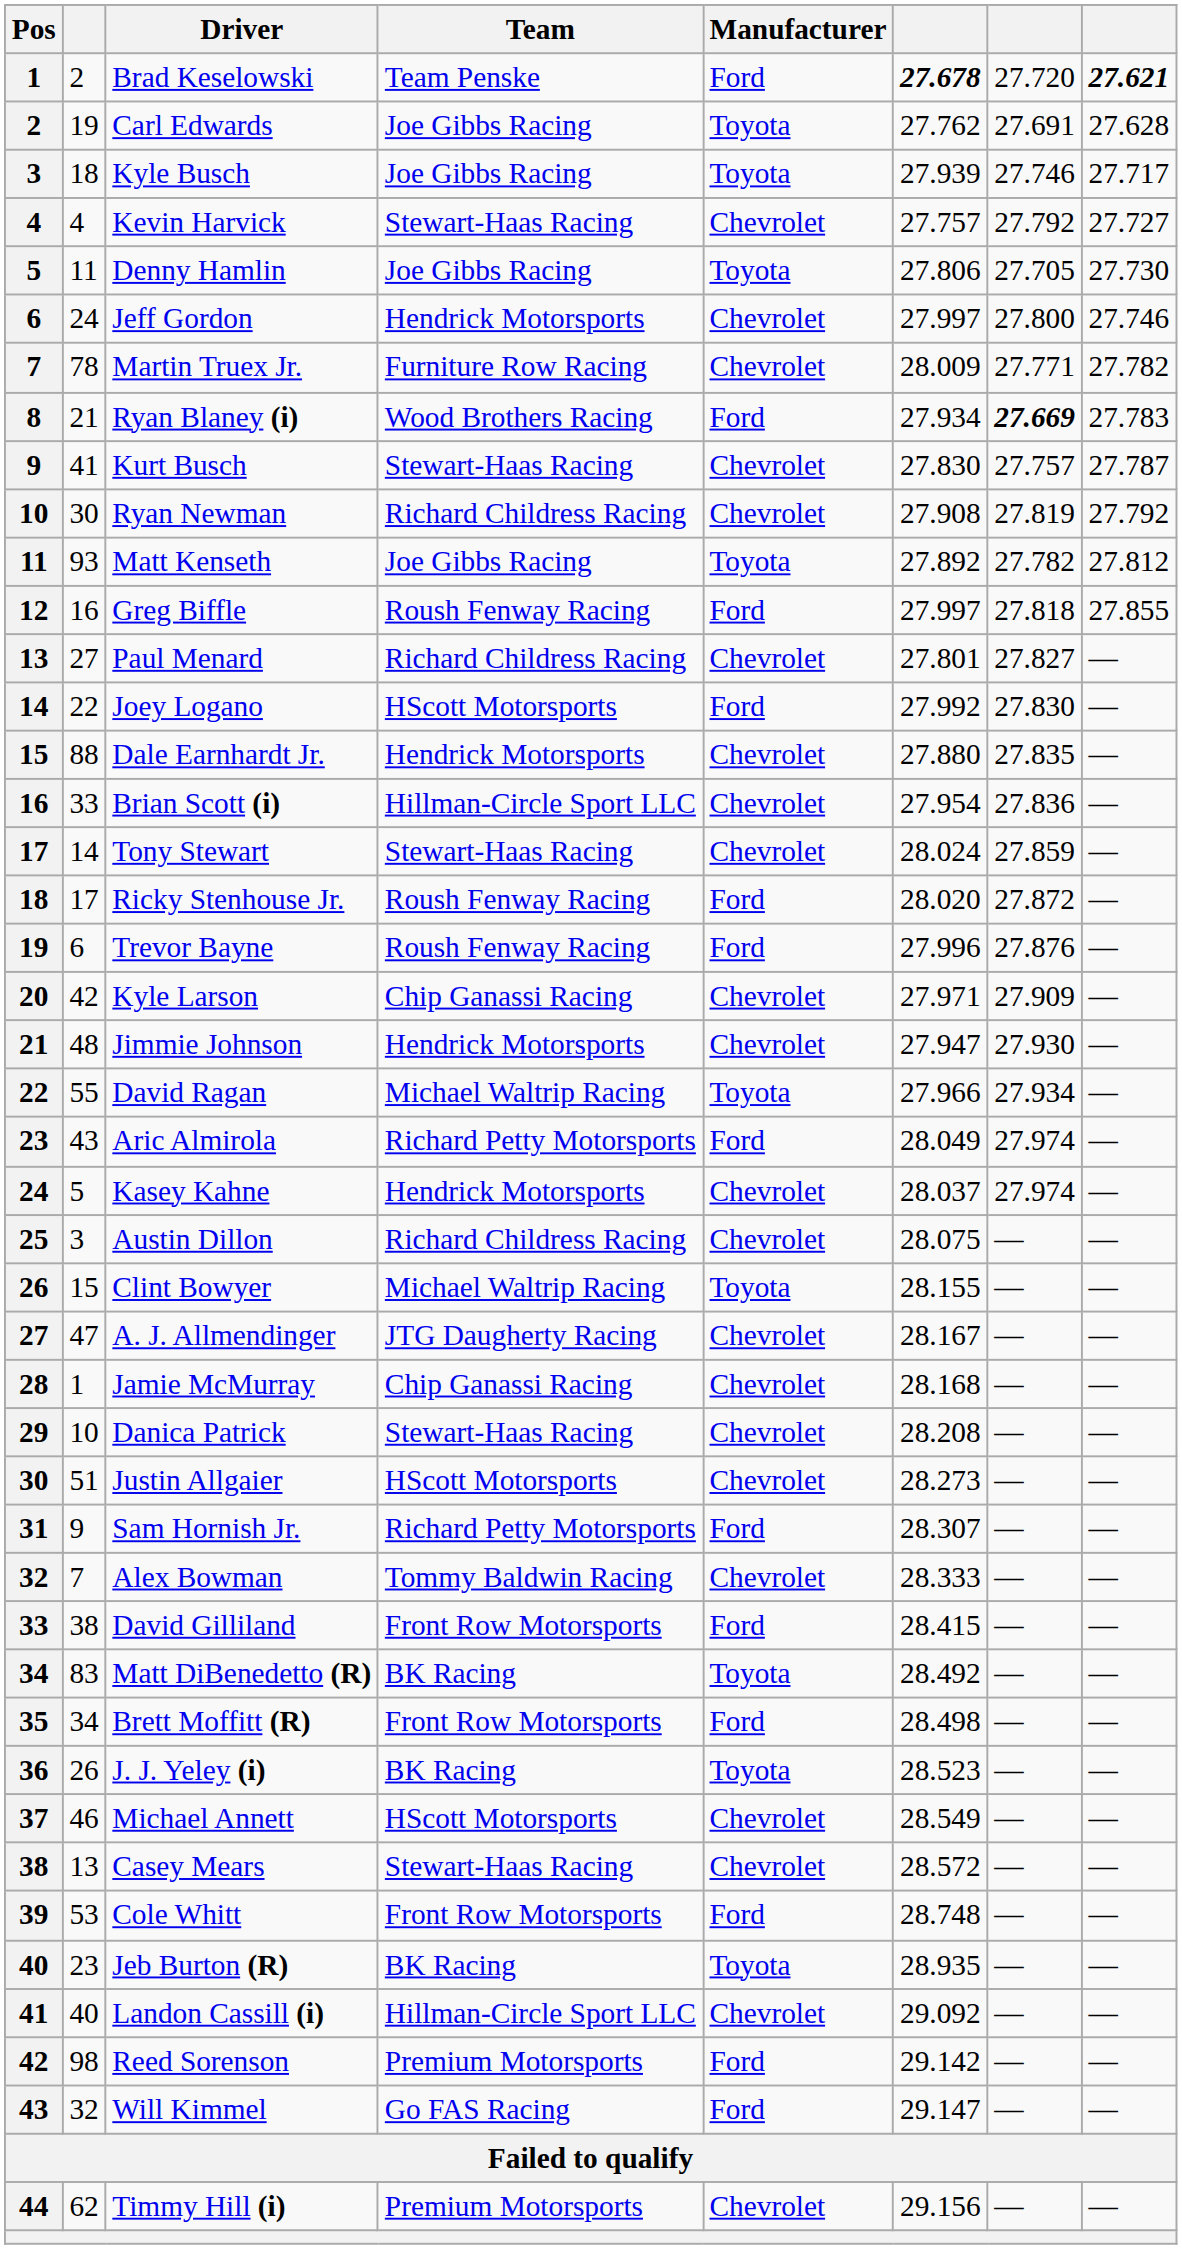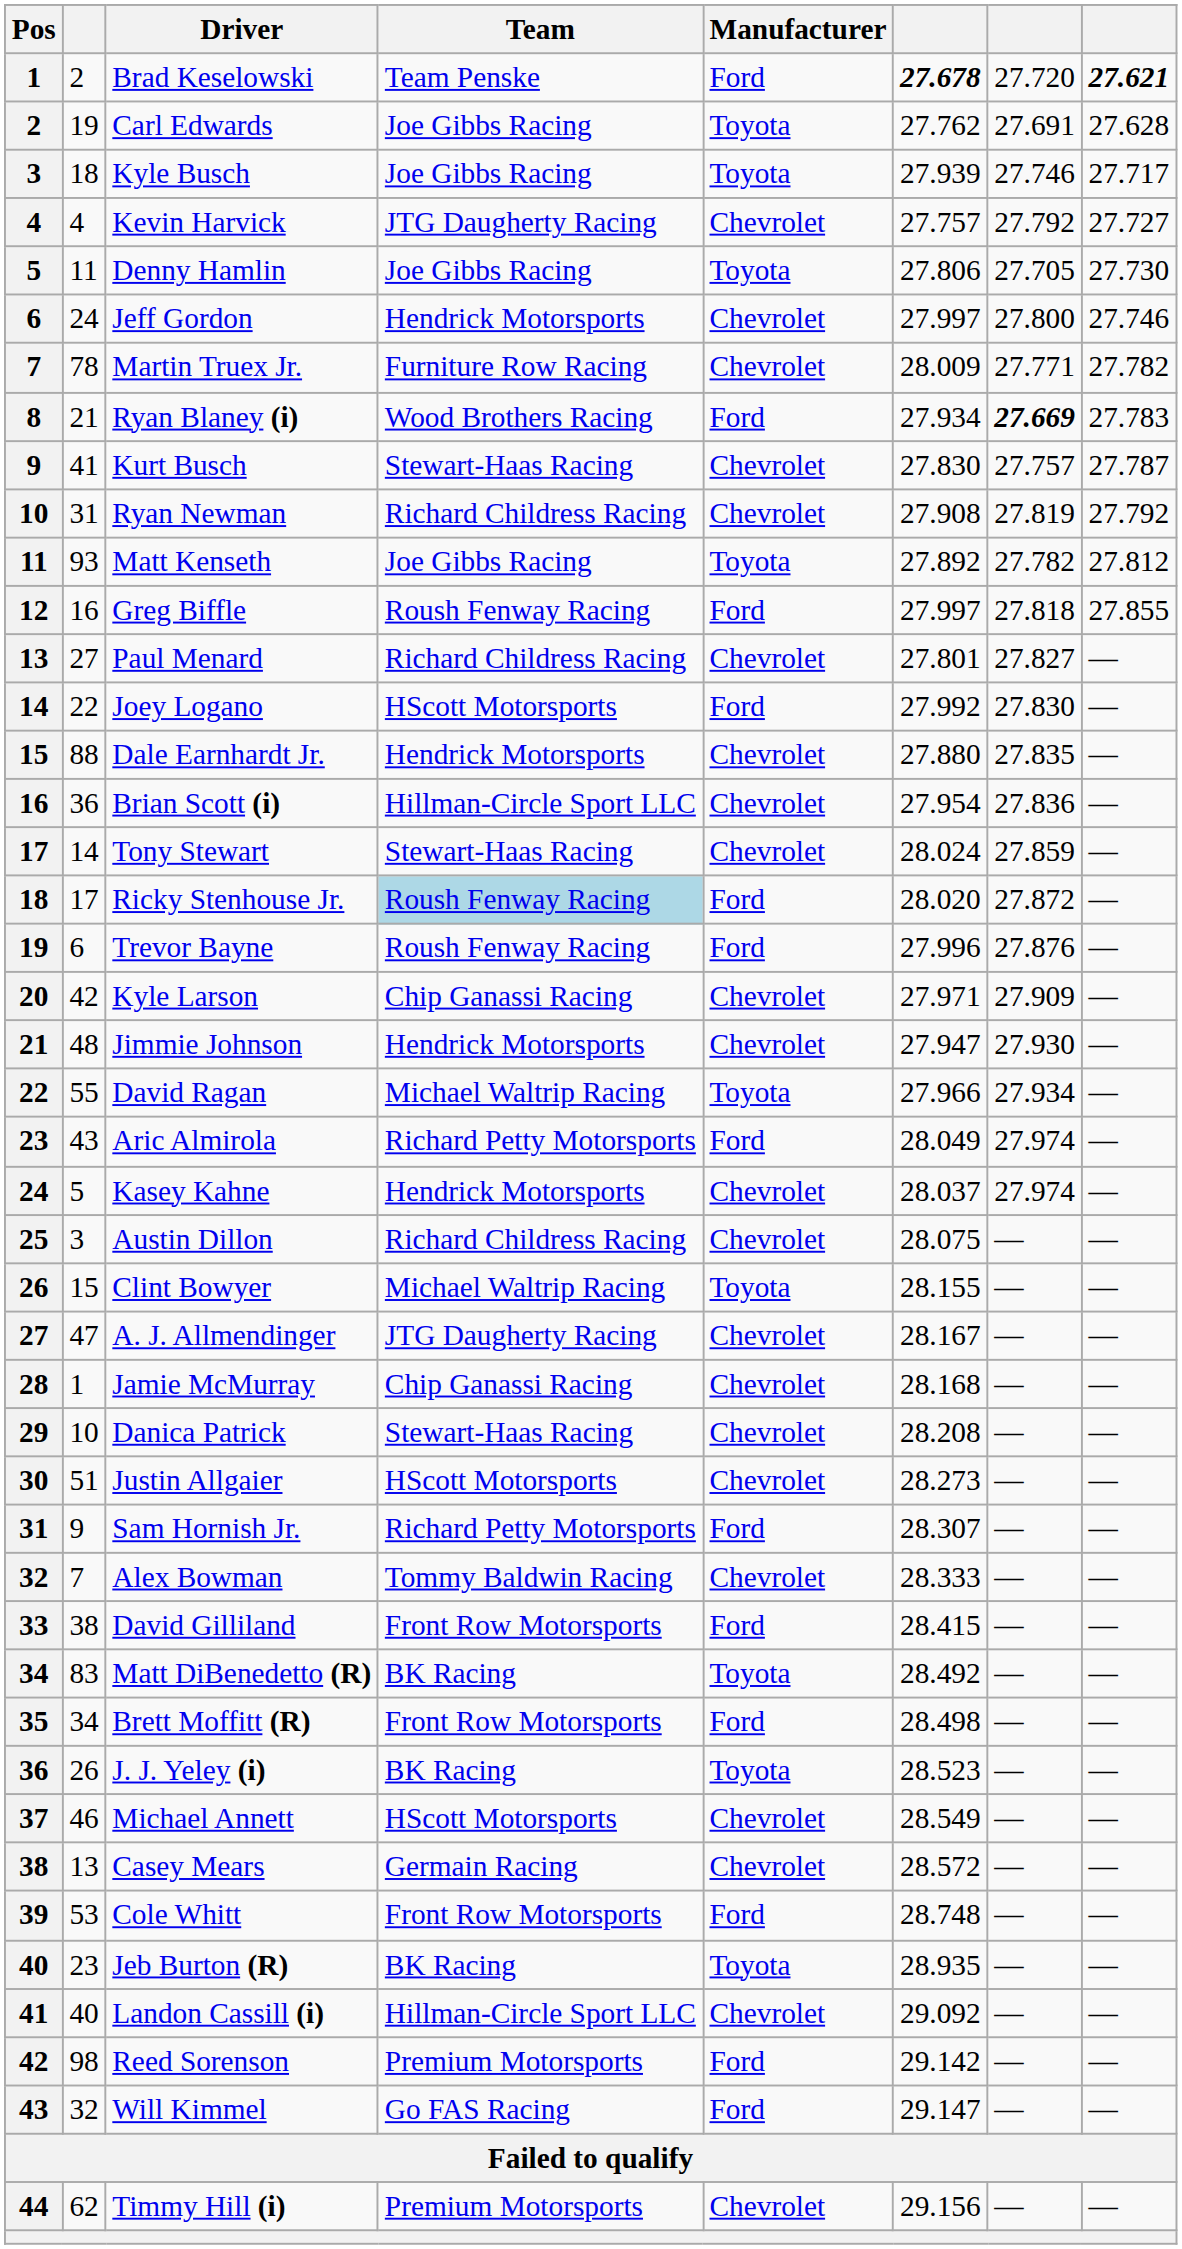(509, 222) Stewart-Haas Racing -> (521, 222) JTG Daugherty Racing
(84, 512) 30 -> (84, 512) 31
(84, 802) 33 -> (84, 802) 36
(518, 899) no background -> (518, 899) lightblue background
(509, 1866) Stewart-Haas Racing -> (481, 1866) Germain Racing
